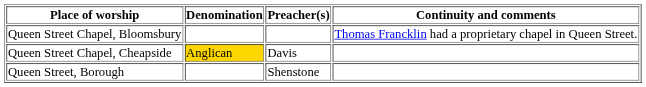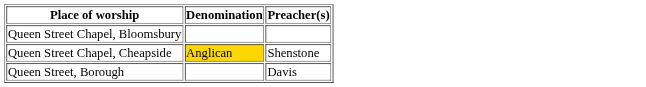- column: (486, 15)
(282, 53) Davis -> (293, 53) Shenstone
(293, 72) Shenstone -> (282, 72) Davis
